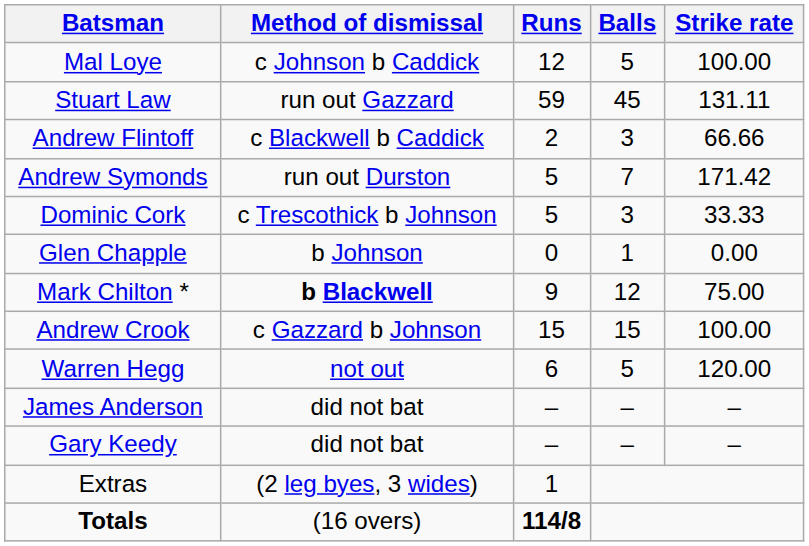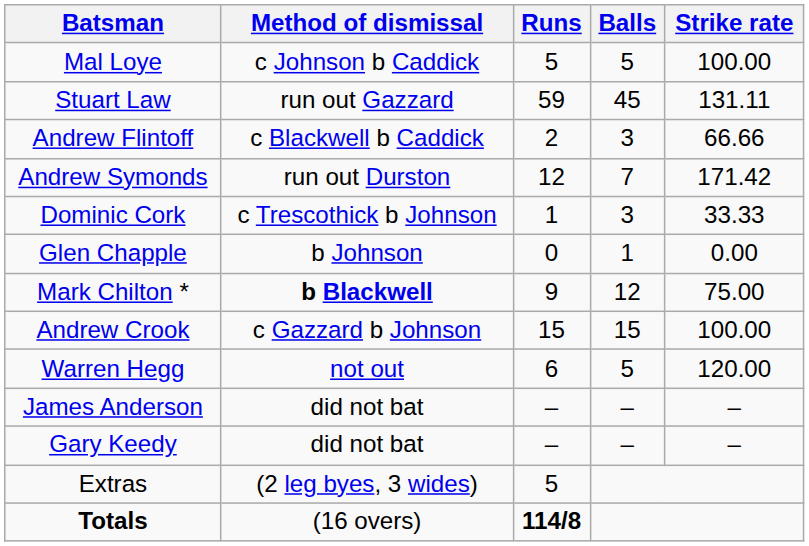(552, 61) 12 -> (552, 61) 5
(552, 176) 5 -> (552, 176) 12
(552, 215) 5 -> (552, 215) 1
(552, 483) 1 -> (552, 483) 5
